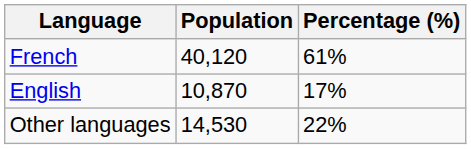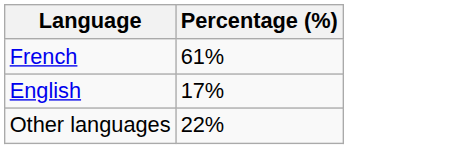- column: (237, 21)
